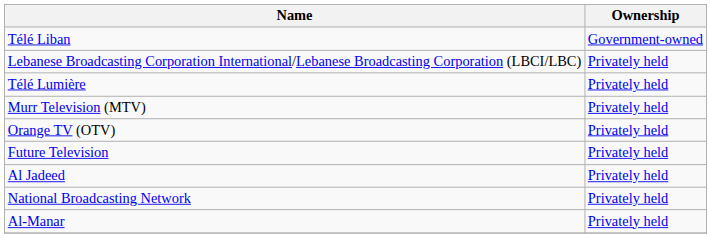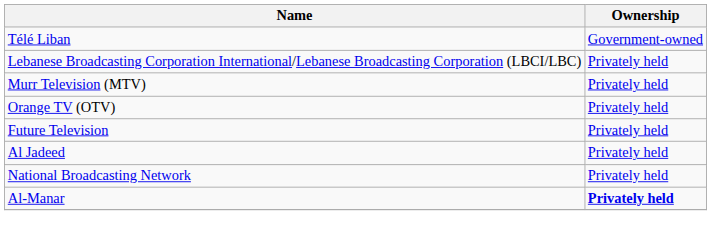- row: (47, 84)
(628, 221) normal -> (631, 198) bold
